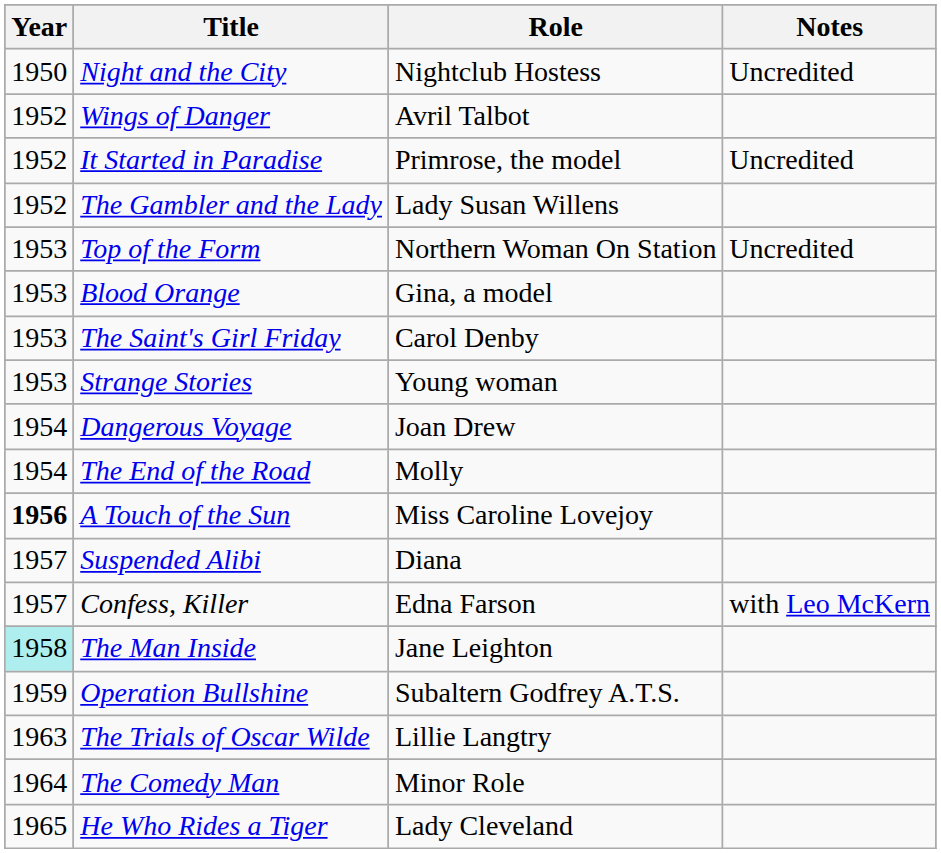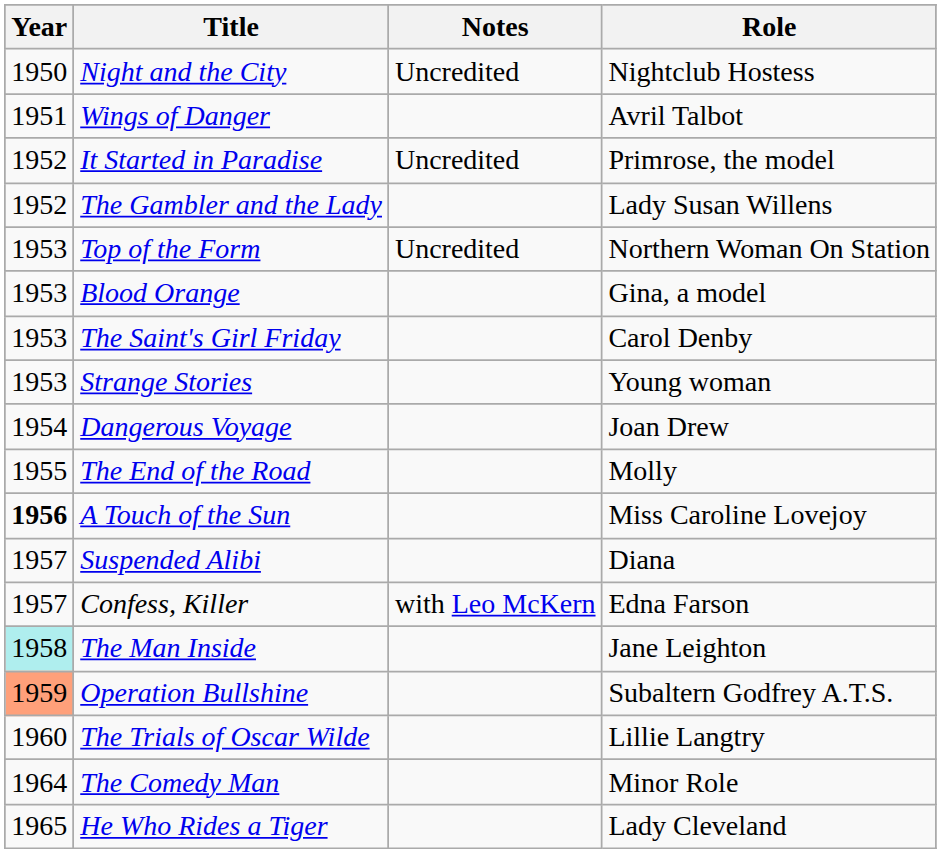columns swapped: (556, 26) <-> (830, 26)
(39, 115) 1952 -> (39, 115) 1951
(39, 470) 1954 -> (39, 470) 1955
(39, 692) no background -> (39, 692) lightsalmon background
(39, 737) 1963 -> (39, 737) 1960
